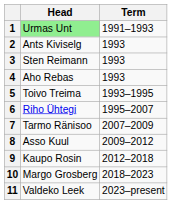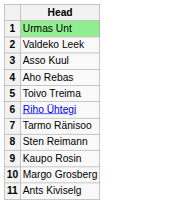- column: (133, 12)
(52, 45) Ants Kiviselg -> (53, 45) Valdeko Leek
(55, 61) Sten Reimann -> (46, 61) Asso Kuul
(46, 142) Asso Kuul -> (55, 142) Sten Reimann
(53, 191) Valdeko Leek -> (52, 191) Ants Kiviselg
